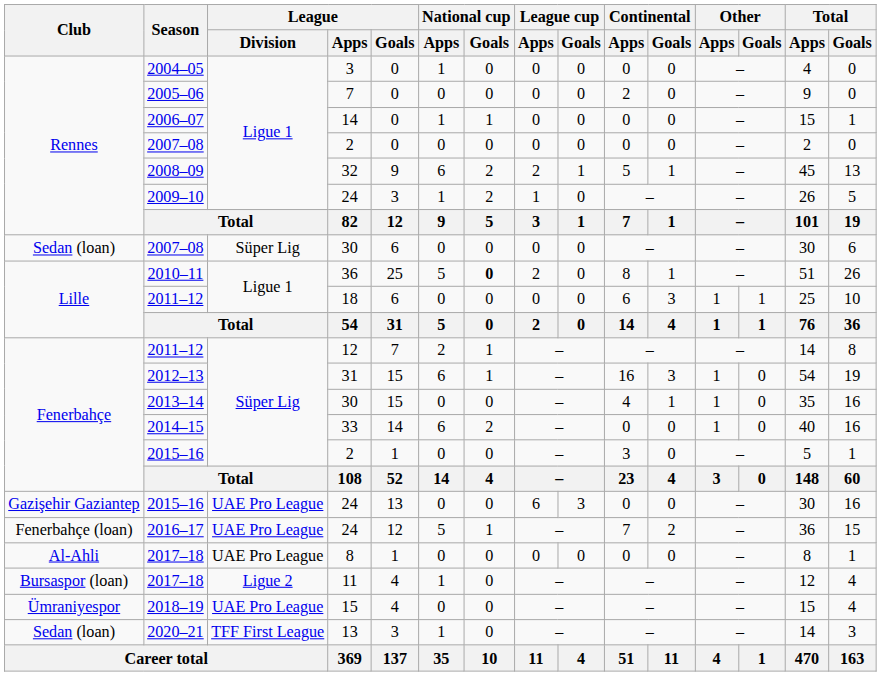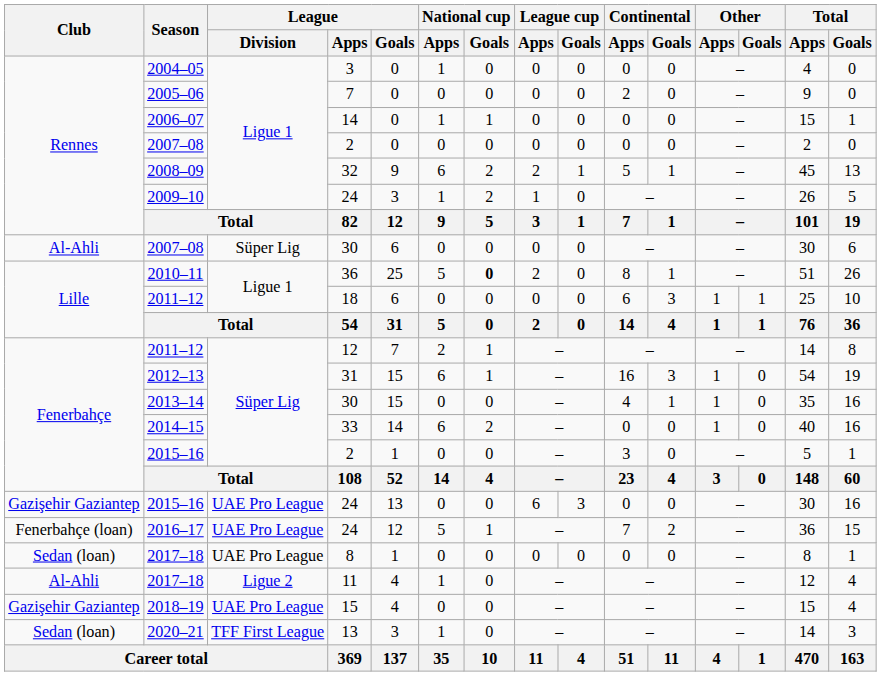(74, 247) Sedan (loan) -> (74, 247) Al-Ahli
(74, 555) Al-Ahli -> (74, 555) Sedan (loan)
(74, 581) Bursaspor (loan) -> (74, 581) Al-Ahli
(74, 606) Ümraniyespor -> (74, 606) Gazişehir Gaziantep
